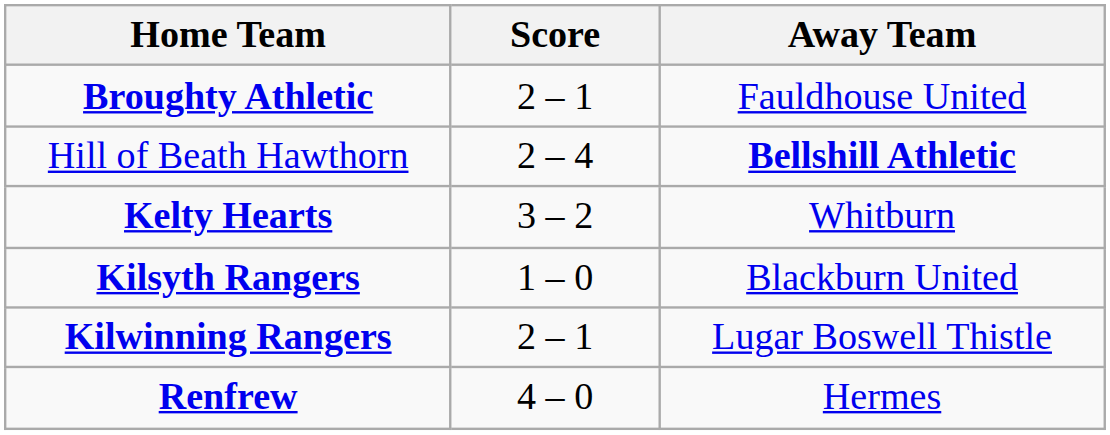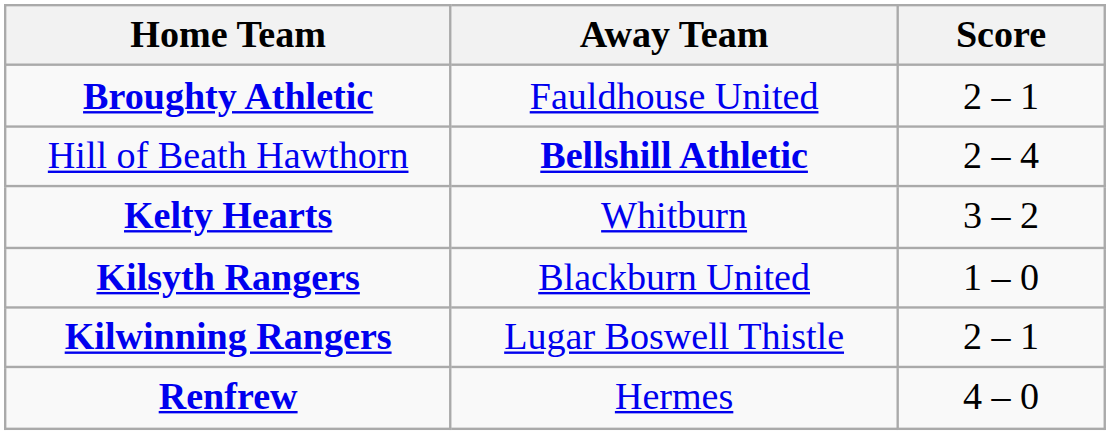columns swapped: (555, 34) <-> (882, 34)
